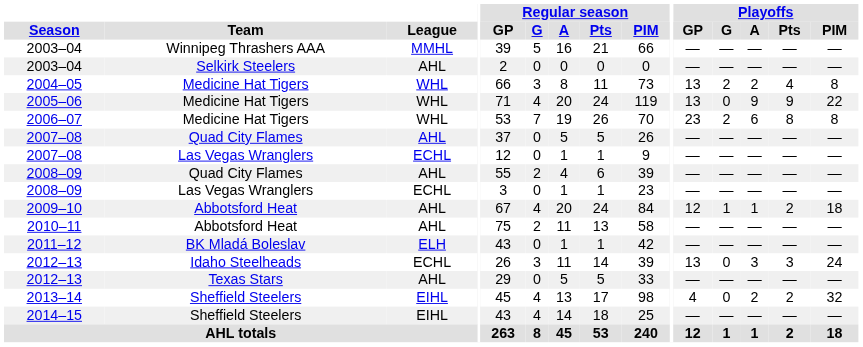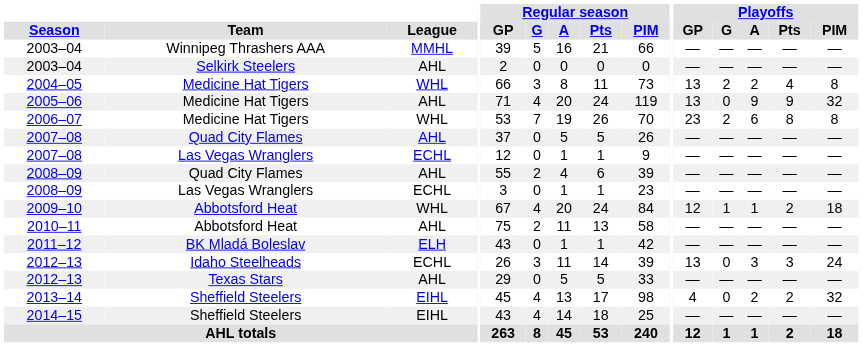(432, 101) WHL -> (432, 101) AHL
(835, 101) 22 -> (835, 101) 32
(432, 208) AHL -> (432, 208) WHL
